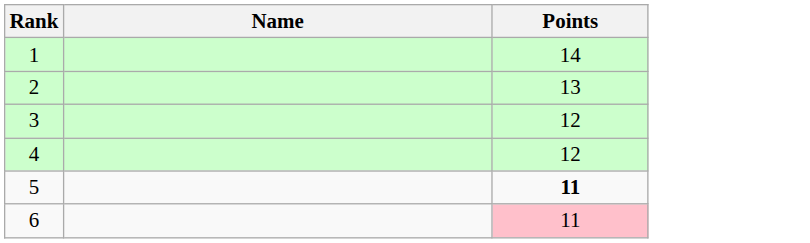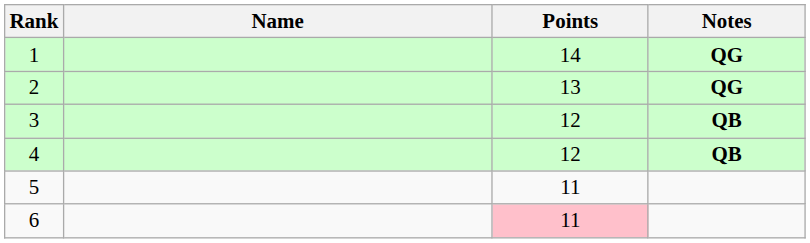+ column: (727, 21)
(570, 187) bold -> (570, 187) normal
